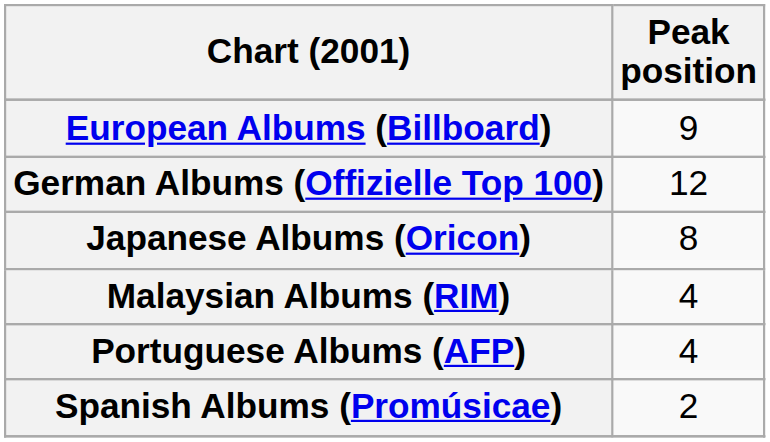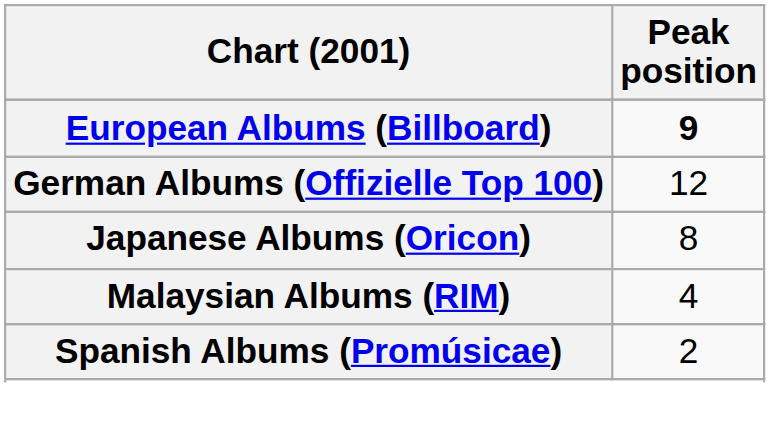(689, 127) normal -> (689, 127) bold
- row: (309, 351)
